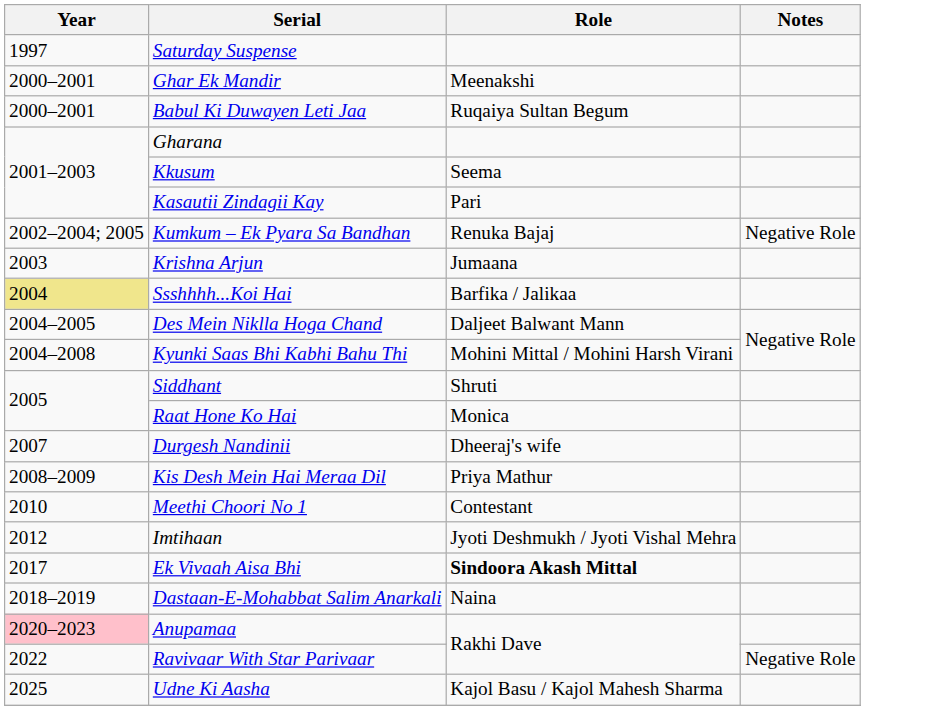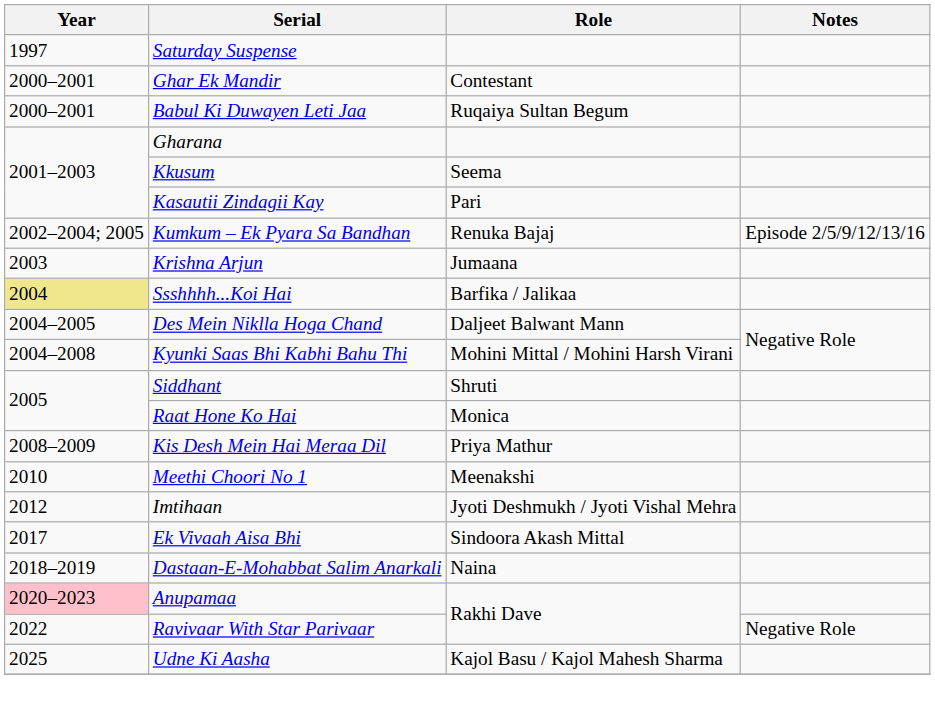(492, 80) Meenakshi -> (491, 80) Contestant
(800, 232) Negative Role -> (835, 232) Episode 2/5/9/12/13/16
- row: (222, 446)
(491, 506) Contestant -> (492, 476) Meenakshi
(544, 567) bold -> (537, 537) normal
